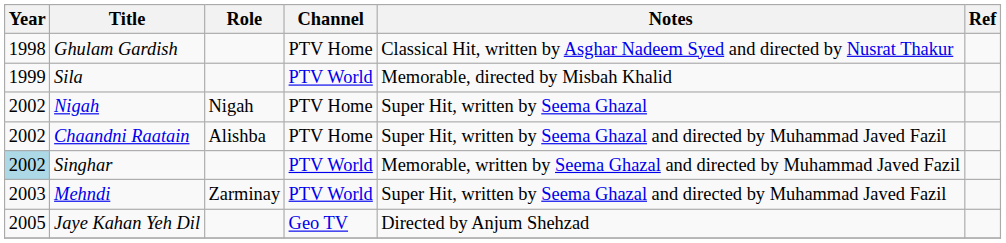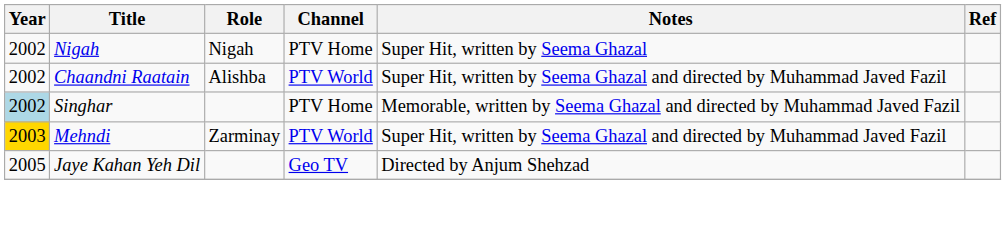- row: (116, 48)
- row: (68, 77)
(331, 135) PTV Home -> (331, 77) PTV World
(331, 164) PTV World -> (331, 106) PTV Home
(27, 194) no background -> (27, 135) gold background
